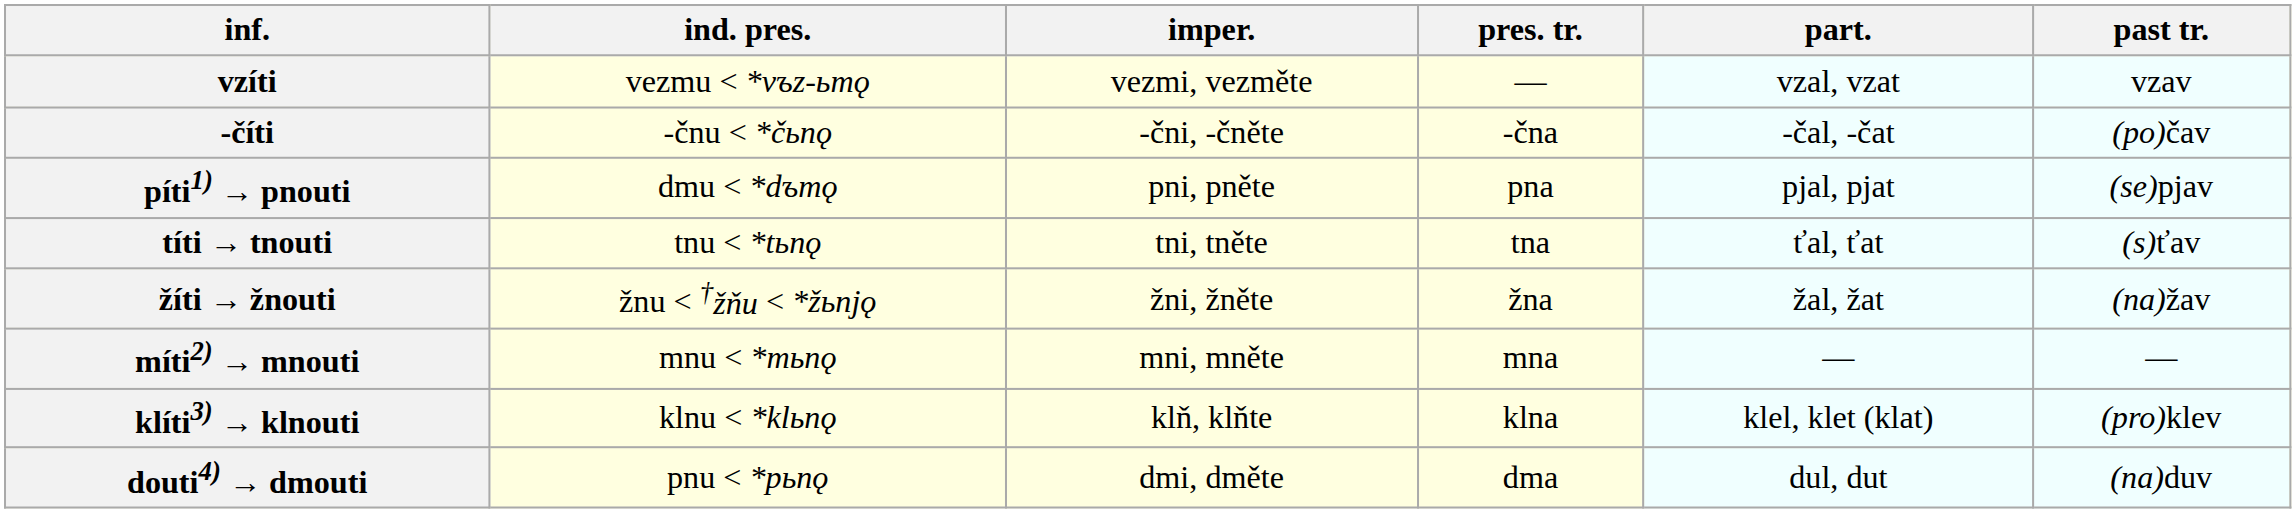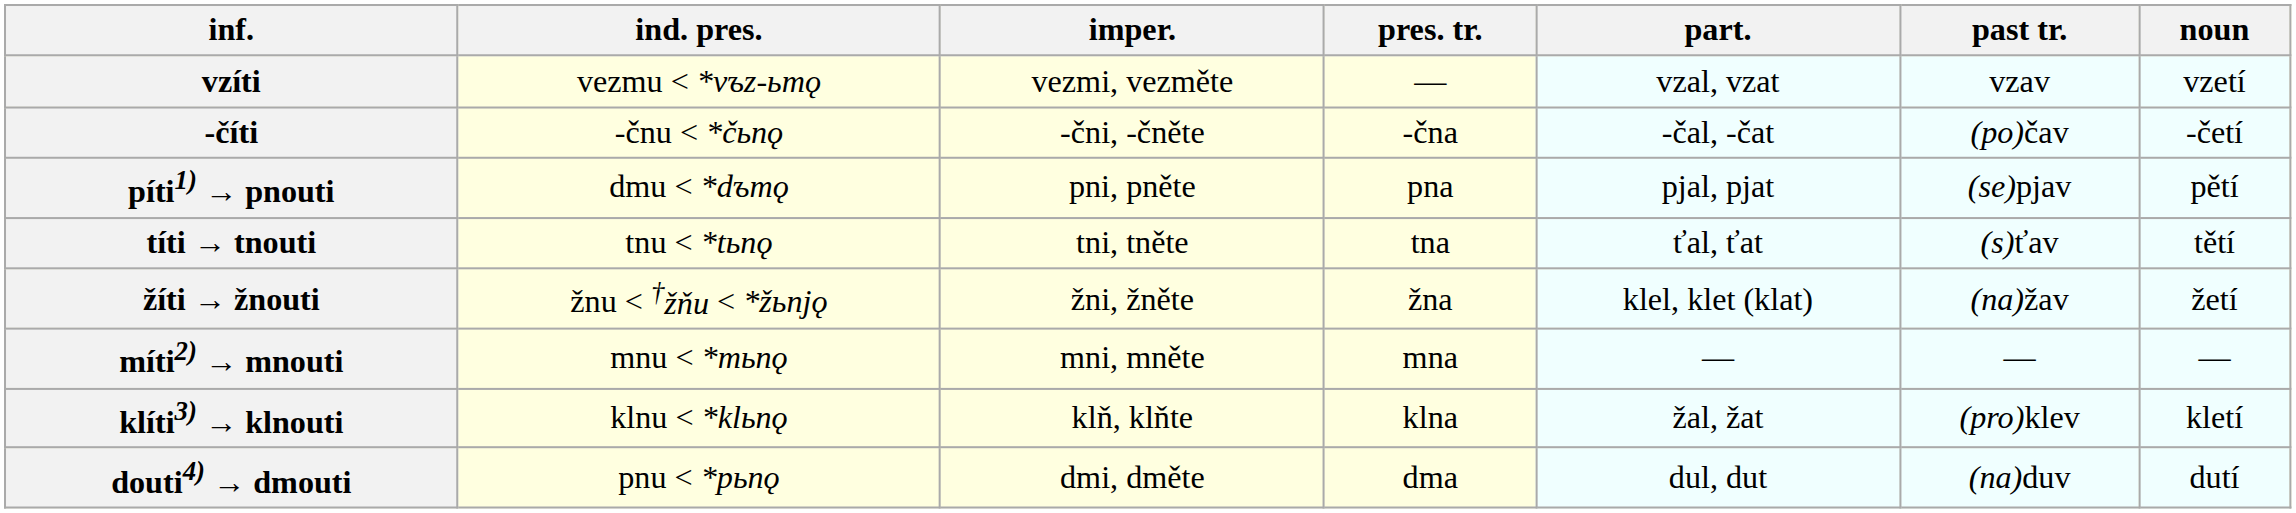+ column: (2214, 30)
(1838, 298) žal, žat -> (1718, 298) klel, klet (klat)
(1838, 417) klel, klet (klat) -> (1718, 417) žal, žat
